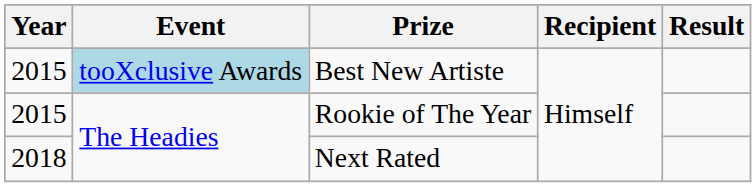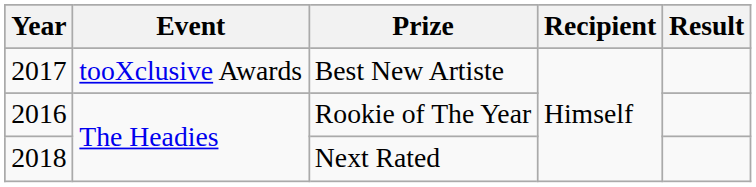(39, 70) 2015 -> (39, 70) 2017
(191, 70) lightblue background -> (191, 70) no background
(39, 114) 2015 -> (39, 114) 2016
